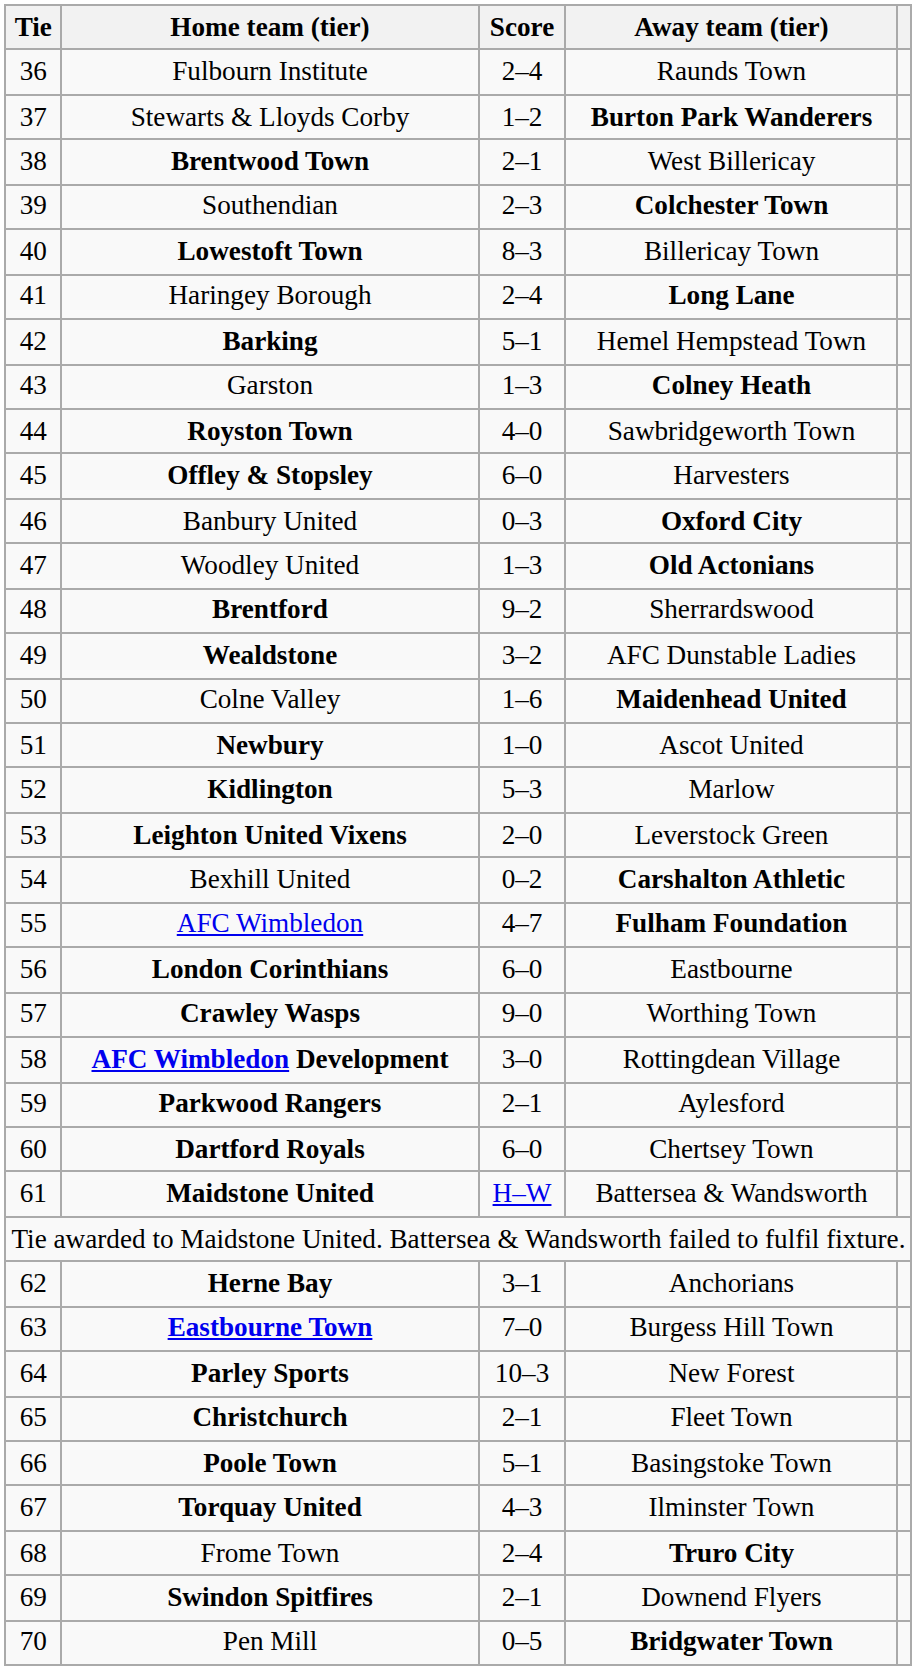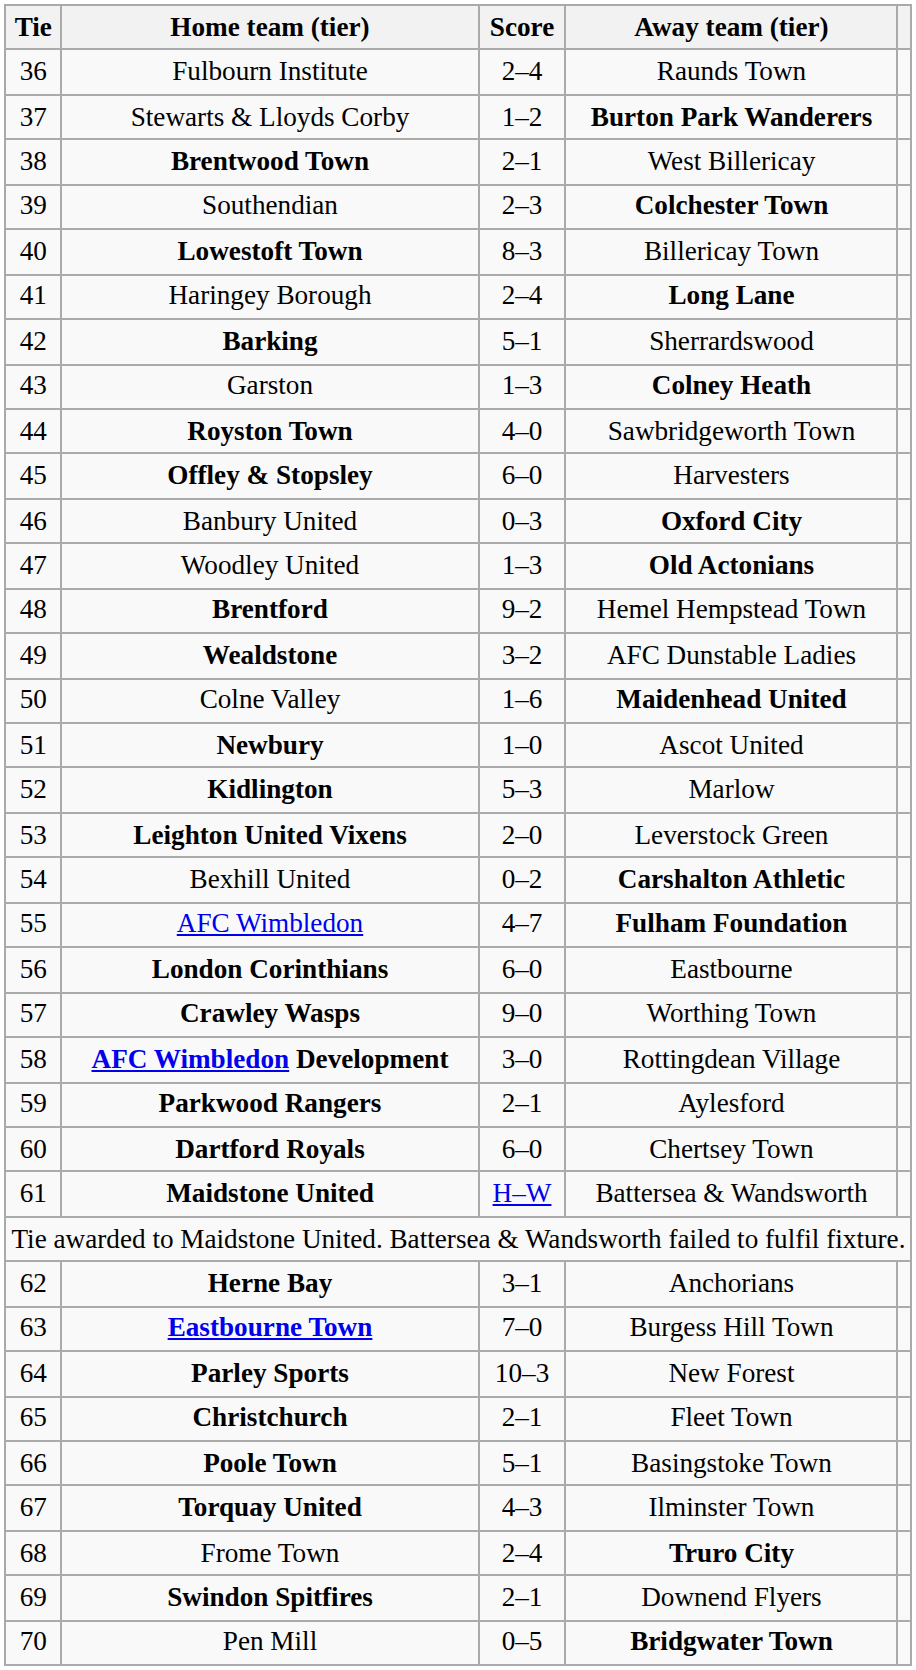(731, 340) Hemel Hempstead Town -> (731, 340) Sherrardswood
(731, 609) Sherrardswood -> (731, 609) Hemel Hempstead Town
